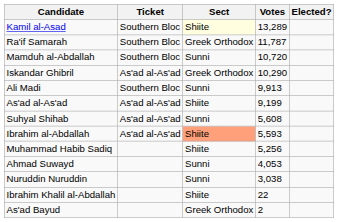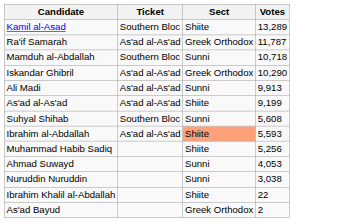- column: (312, 12)
(197, 27) lightyellow background -> (197, 27) no background
(150, 42) Southern Bloc -> (150, 42) As'ad al-As'ad
(272, 57) 10,720 -> (272, 57) 10,718
(150, 88) Southern Bloc -> (150, 88) As'ad al-As'ad
(150, 118) As'ad al-As'ad -> (150, 118) Southern Bloc
